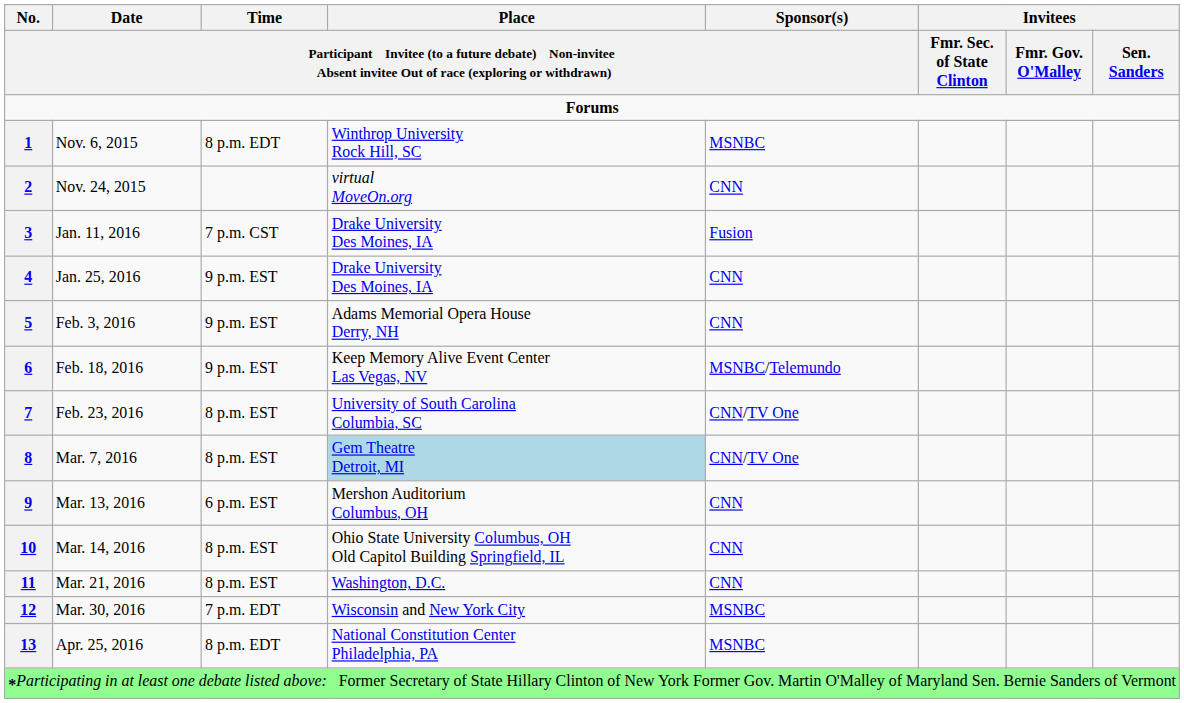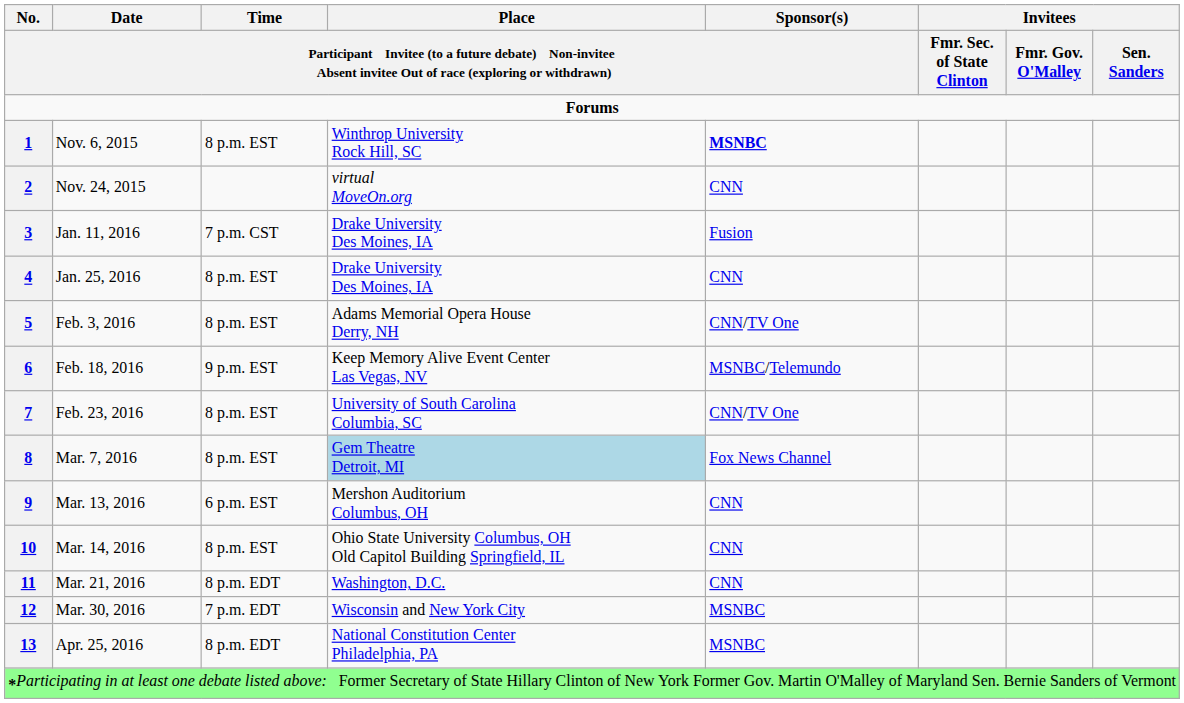(243, 142) 8 p.m. EDT -> (241, 142) 8 p.m. EST
(737, 142) normal -> (738, 142) bold
(241, 277) 9 p.m. EST -> (241, 277) 8 p.m. EST
(241, 322) 9 p.m. EST -> (241, 322) 8 p.m. EST
(726, 322) CNN -> (754, 322) CNN/TV One
(754, 457) CNN/TV One -> (770, 457) Fox News Channel
(241, 583) 8 p.m. EST -> (243, 583) 8 p.m. EDT
